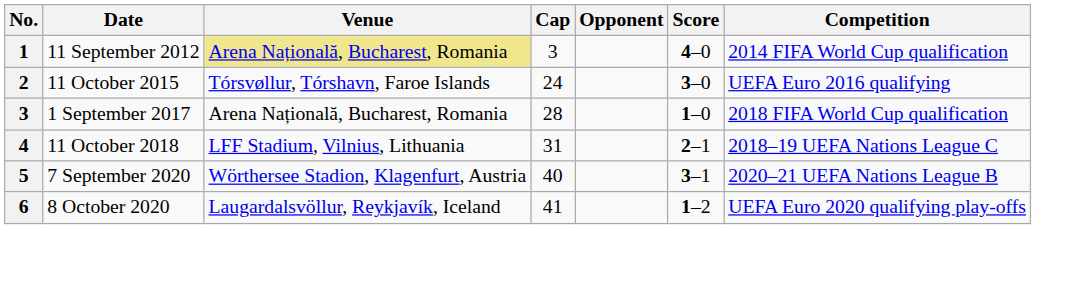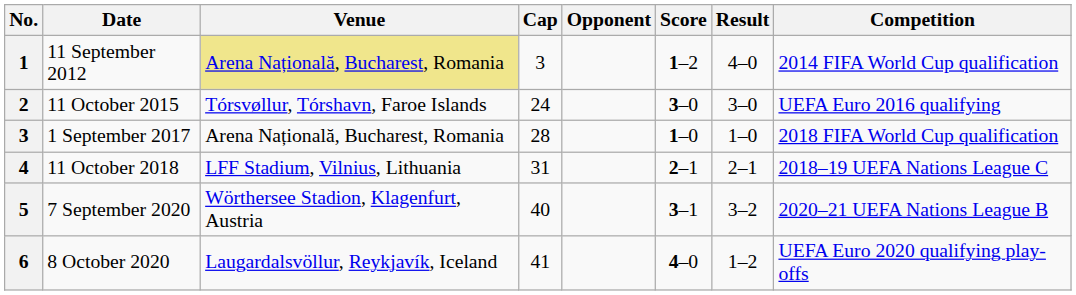+ column: (743, 20)
(696, 51) 4–0 -> (683, 62) 1–2
(696, 207) 1–2 -> (683, 262) 4–0
